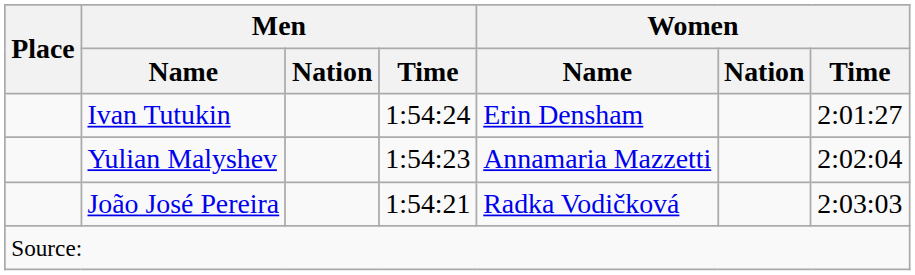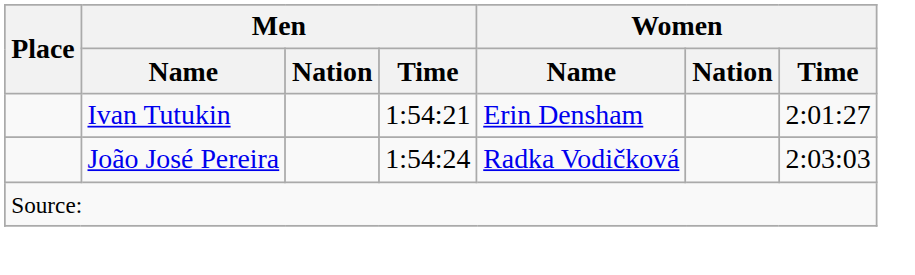(428, 114) 1:54:24 -> (428, 114) 1:54:21
- row: (182, 159)
(428, 203) 1:54:21 -> (428, 159) 1:54:24
